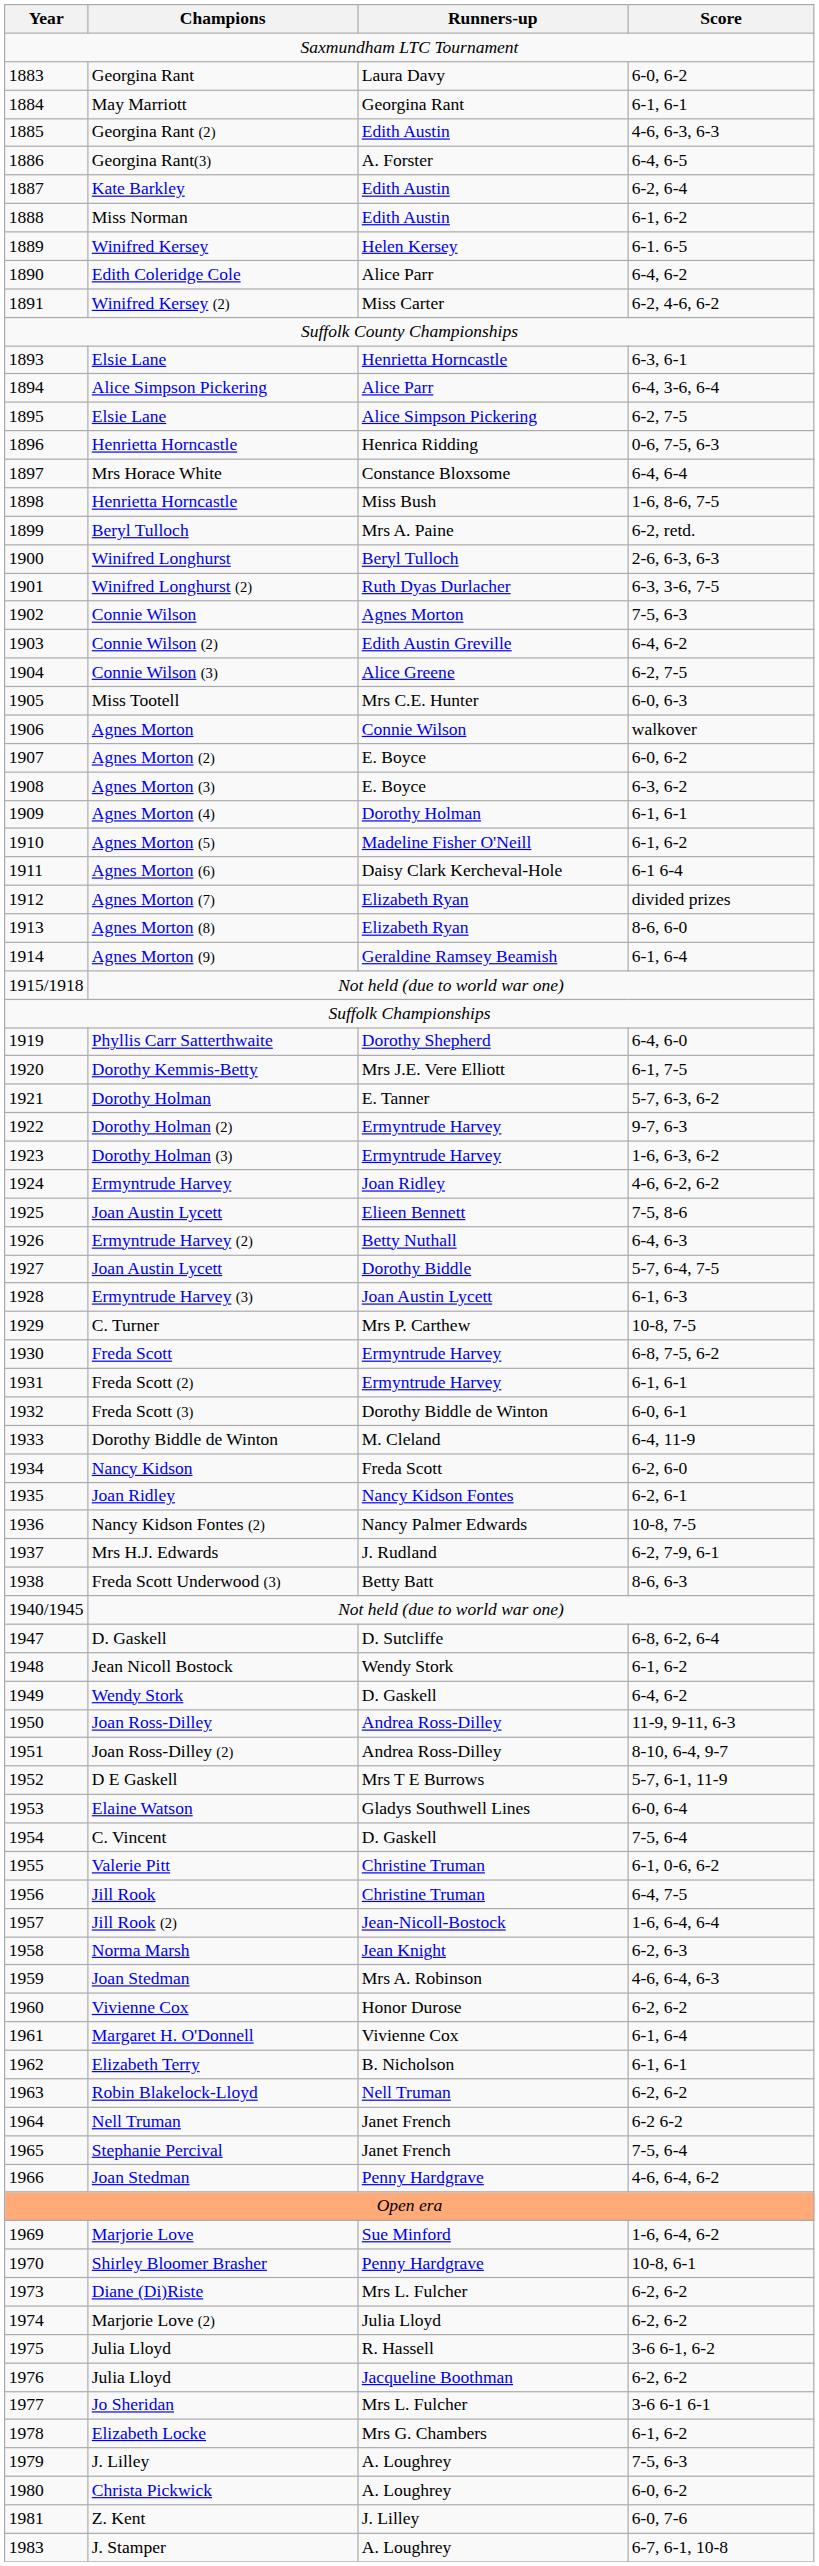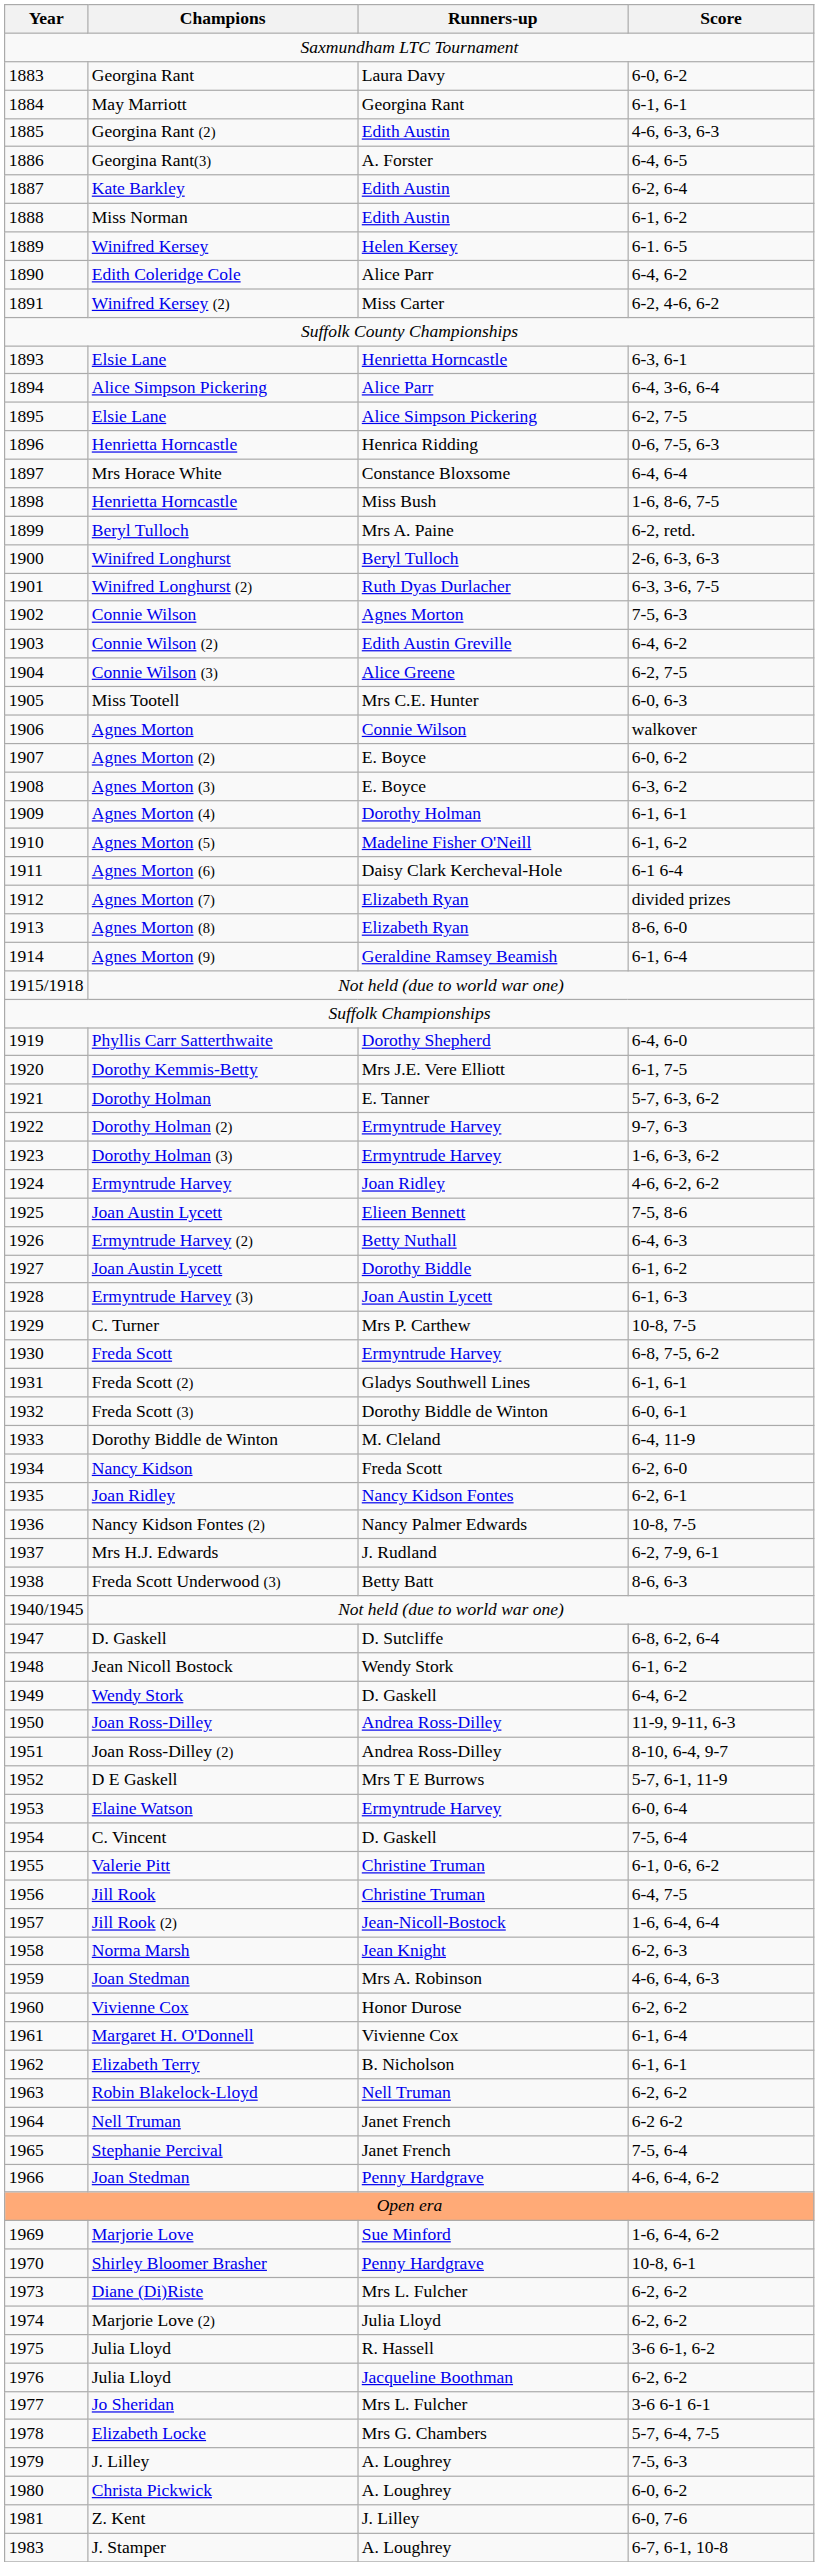(676, 1268) 5-7, 6-4, 7-5 -> (659, 1268) 6-1, 6-2
(432, 1382) Ermyntrude Harvey -> (446, 1382) Gladys Southwell Lines
(446, 1808) Gladys Southwell Lines -> (432, 1808) Ermyntrude Harvey
(659, 2433) 6-1, 6-2 -> (676, 2433) 5-7, 6-4, 7-5
